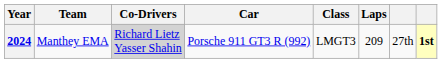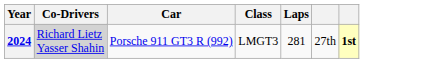- column: (73, 14)
(374, 41) 209 -> (296, 41) 281
